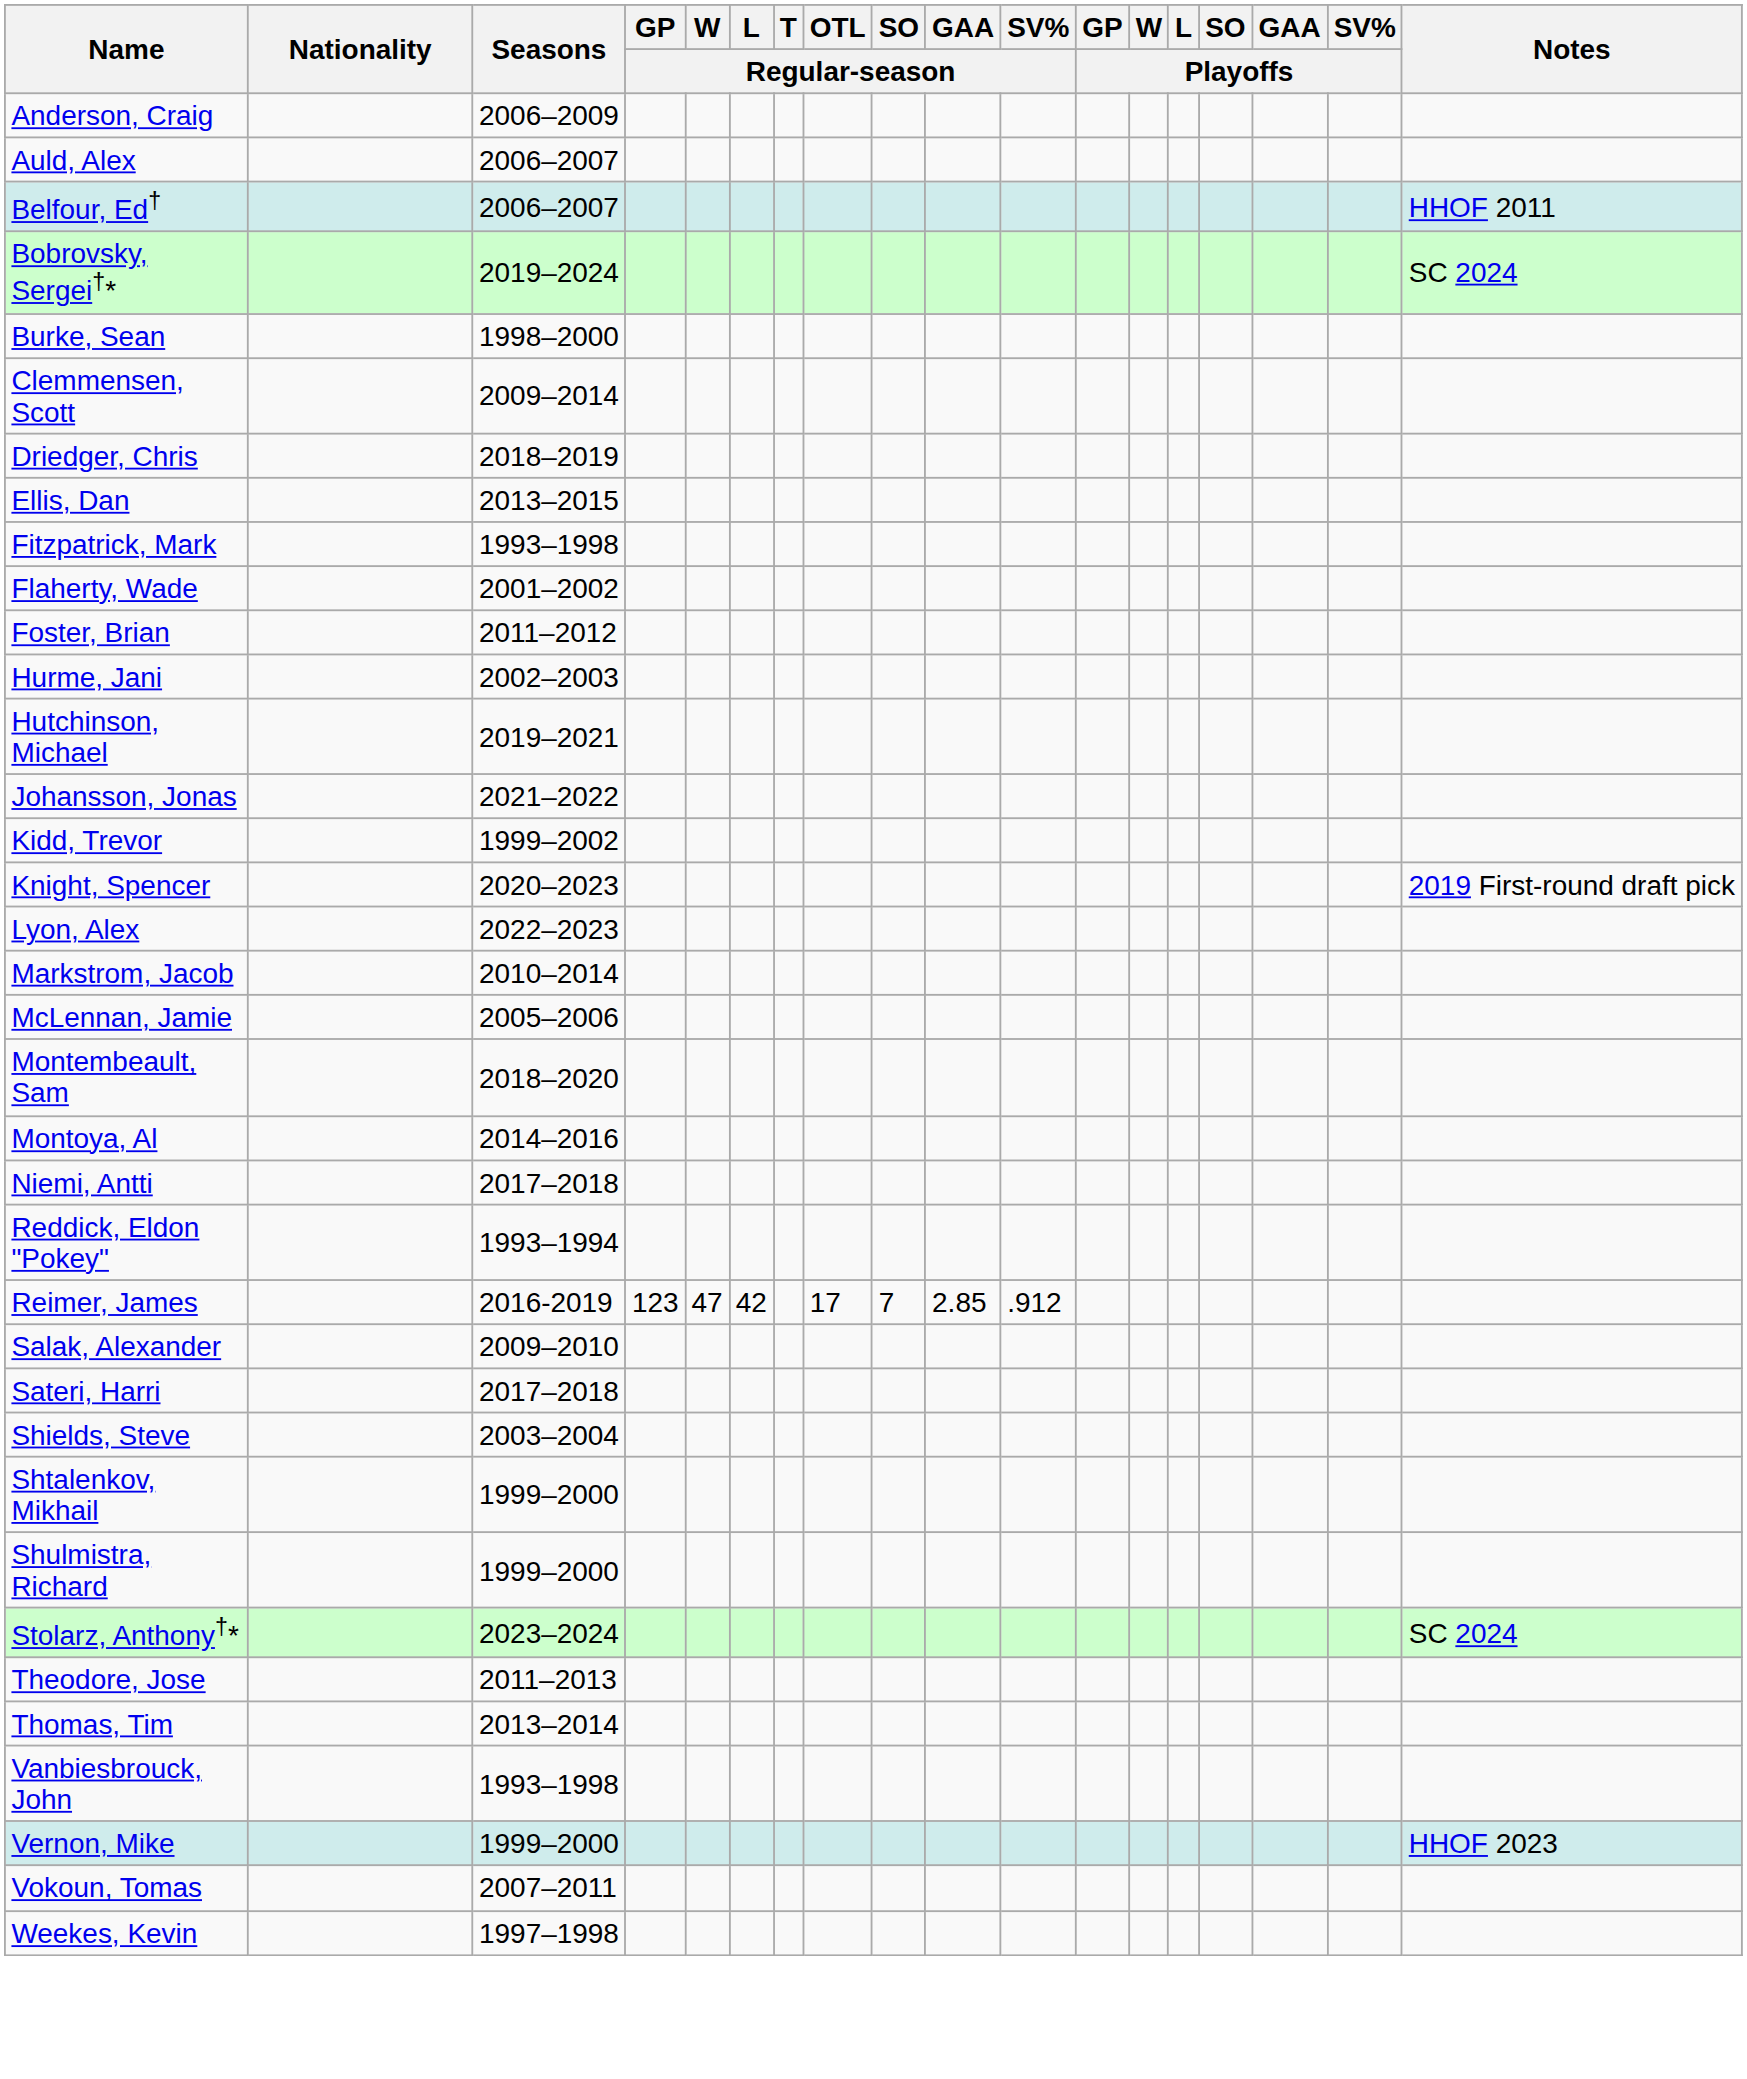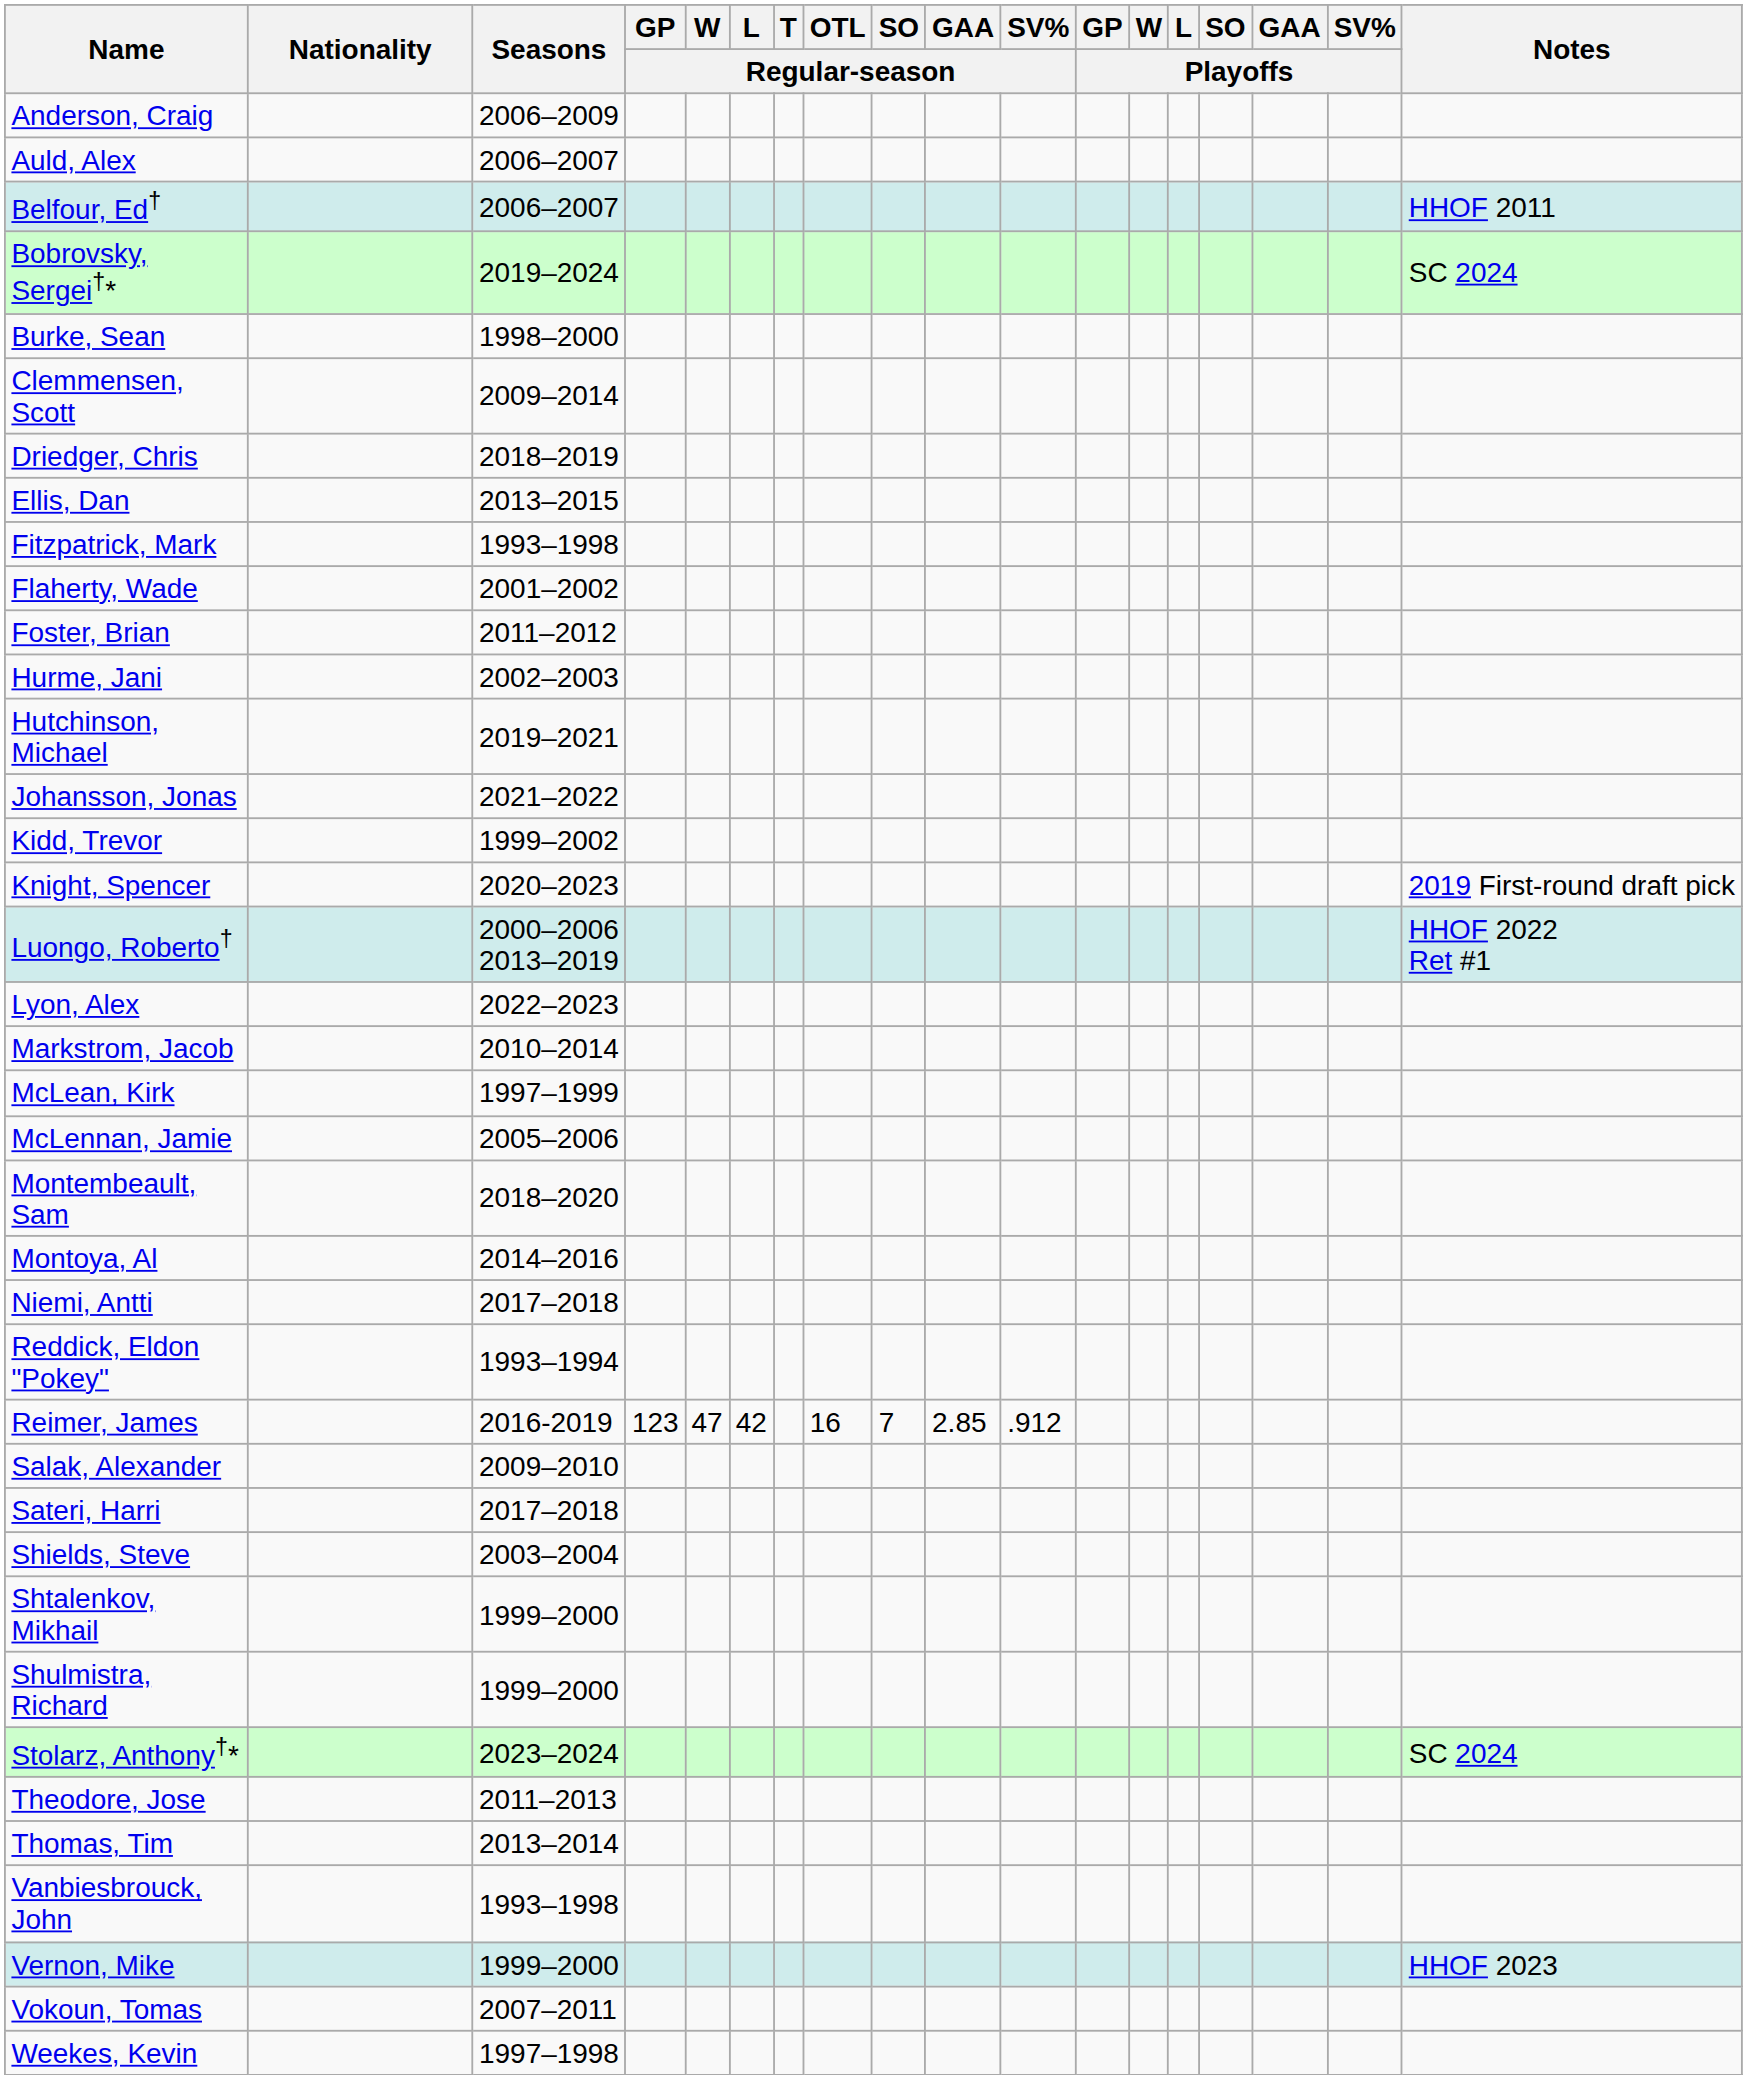+ row: (122, 945)
+ row: (93, 1093)
(825, 1302) 17 -> (825, 1422) 16
